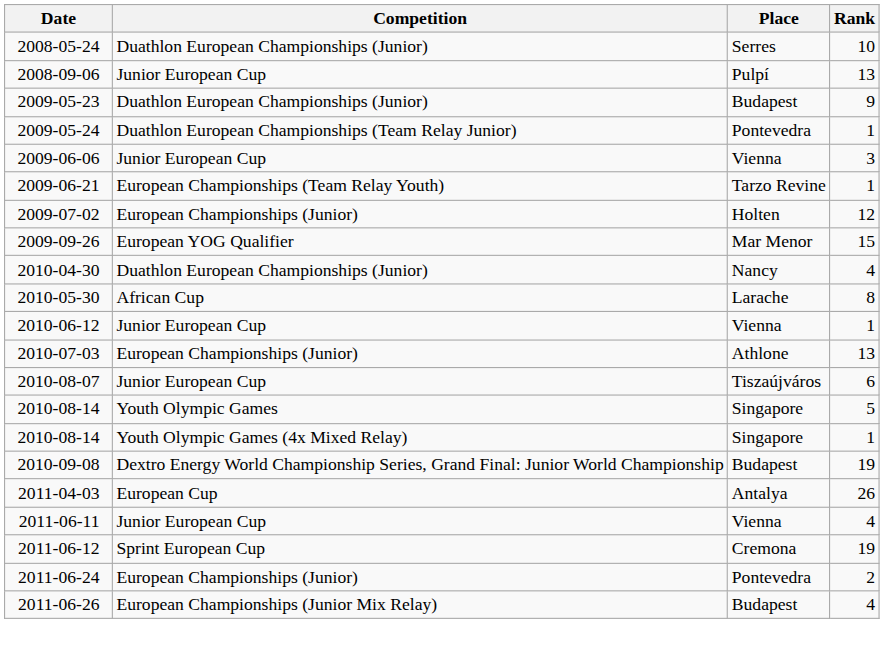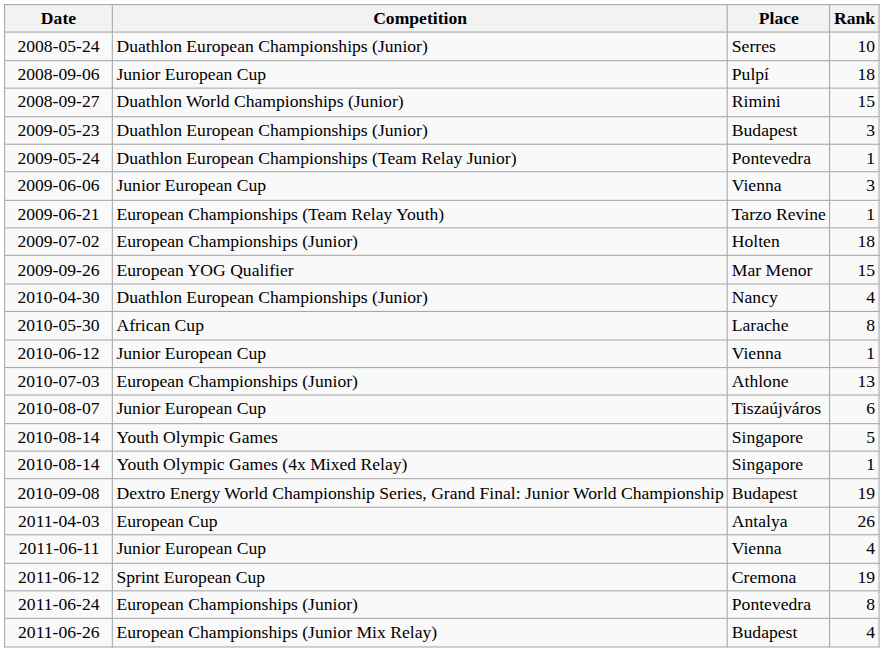(866, 74) 13 -> (866, 74) 18
+ row: (58, 102)
(871, 102) 9 -> (871, 130) 3
(866, 213) 12 -> (866, 241) 18
(871, 576) 2 -> (871, 604) 8
